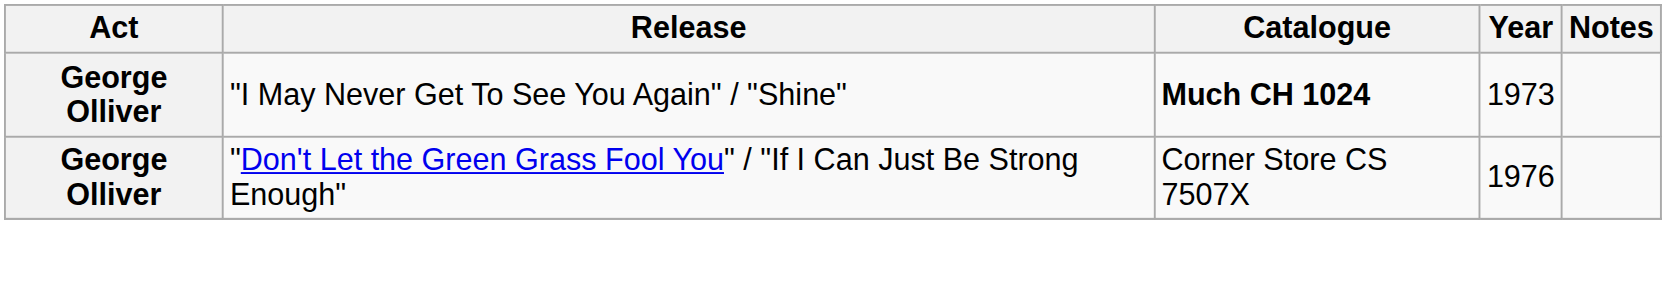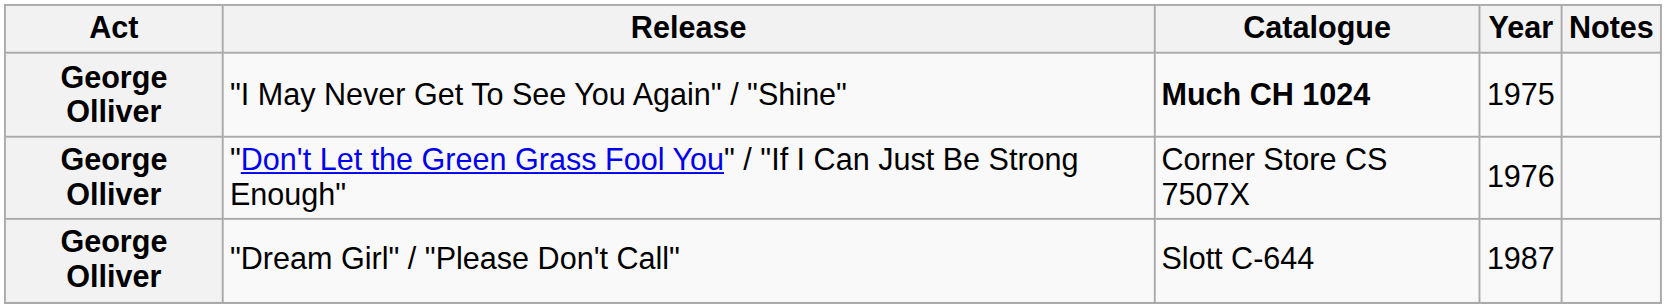(1521, 94) 1973 -> (1521, 94) 1975
+ row: (455, 260)
